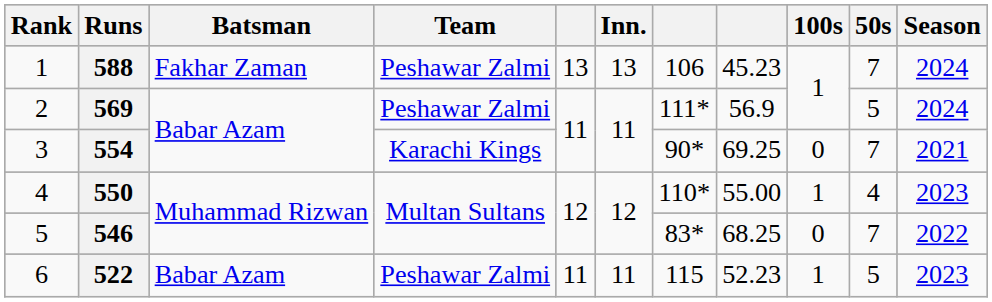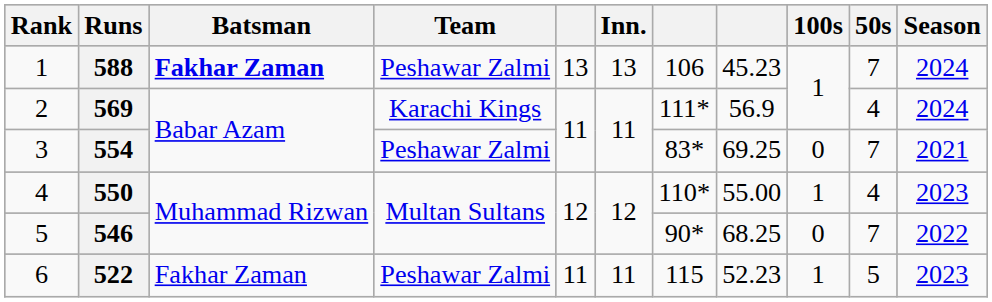(231, 66) normal -> (239, 66) bold
(465, 108) Peshawar Zalmi -> (465, 108) Karachi Kings
(873, 108) 5 -> (873, 108) 4
(465, 150) Karachi Kings -> (465, 150) Peshawar Zalmi
(684, 150) 90* -> (684, 150) 83*
(684, 233) 83* -> (684, 233) 90*
(220, 274) Babar Azam -> (231, 274) Fakhar Zaman
